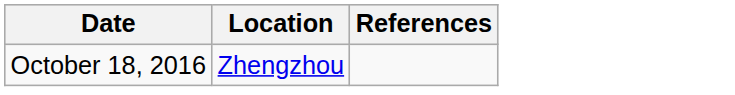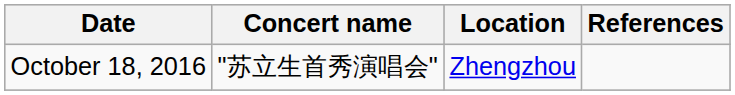+ column: (328, 24)
